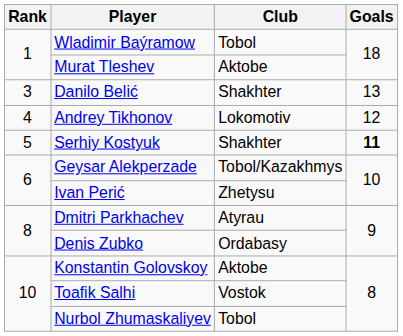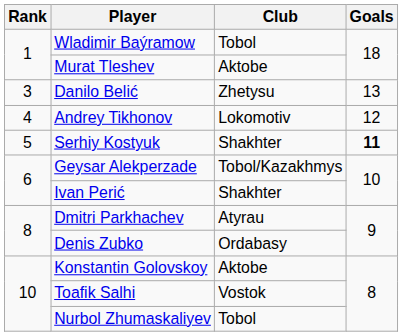(250, 92) Shakhter -> (246, 92) Zhetysu
(246, 192) Zhetysu -> (250, 192) Shakhter
